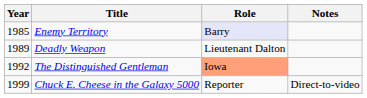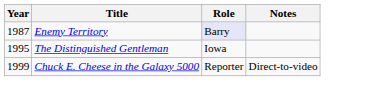(18, 31) 1985 -> (18, 31) 1987
- row: (70, 48)
(18, 66) 1992 -> (18, 48) 1995
(215, 66) lightsalmon background -> (215, 48) no background
